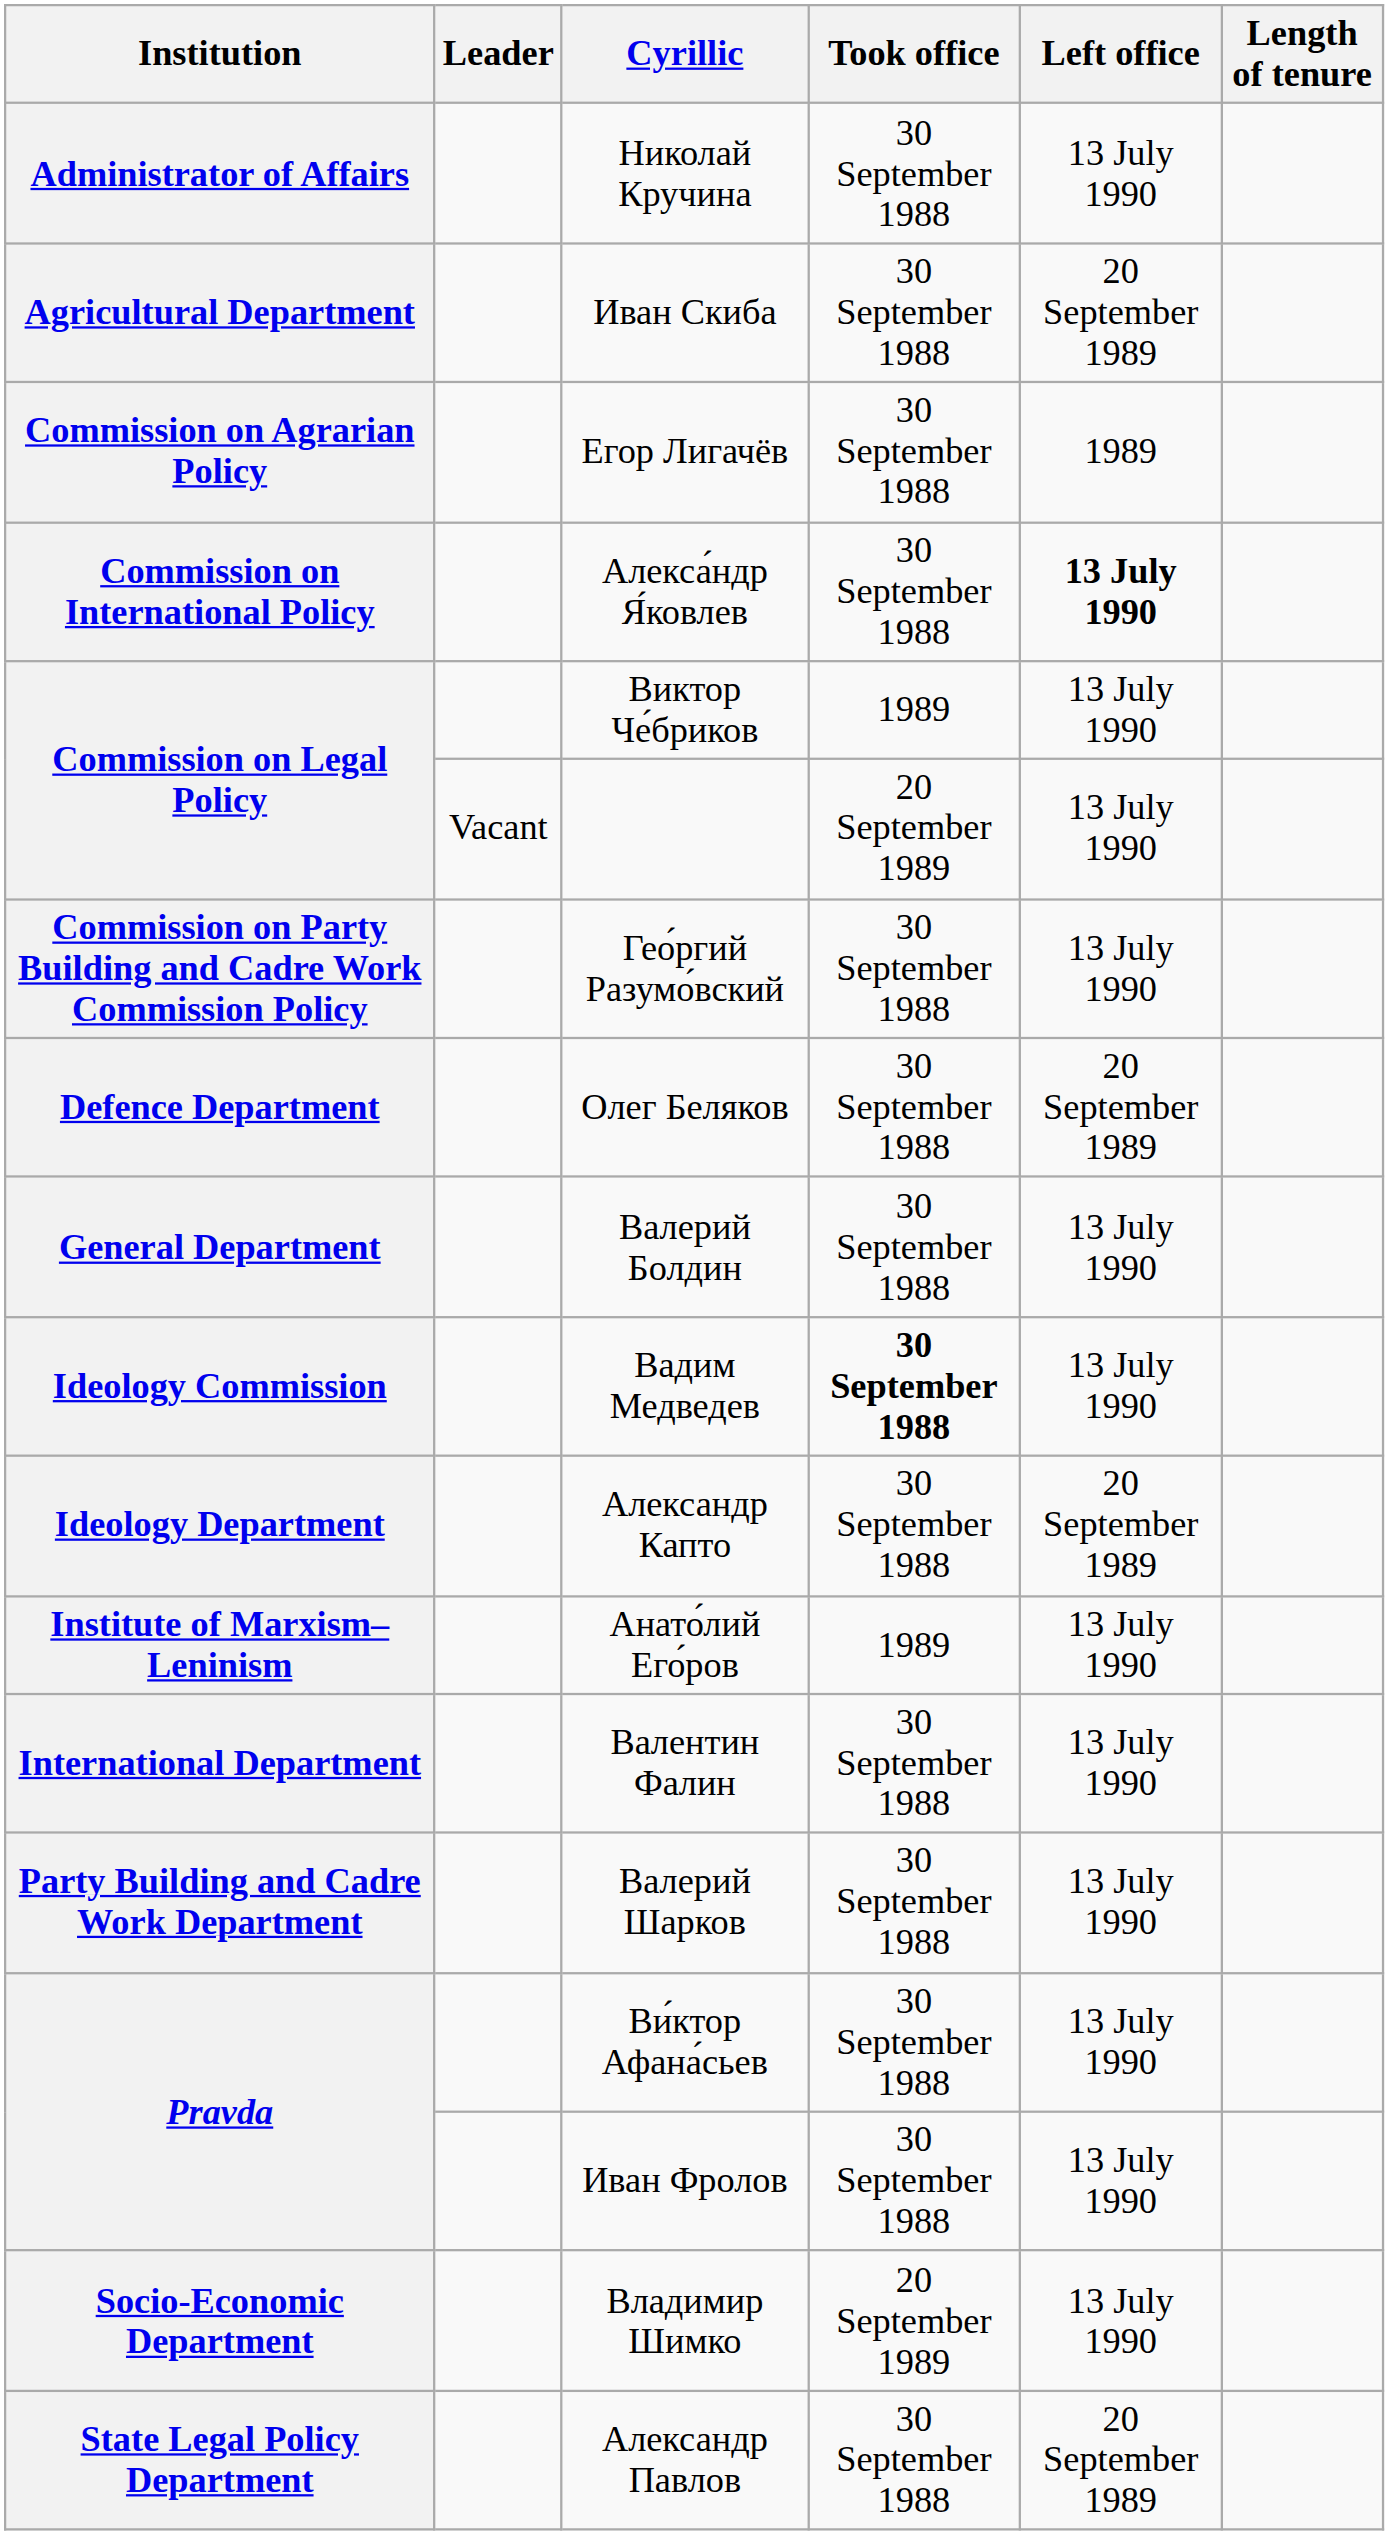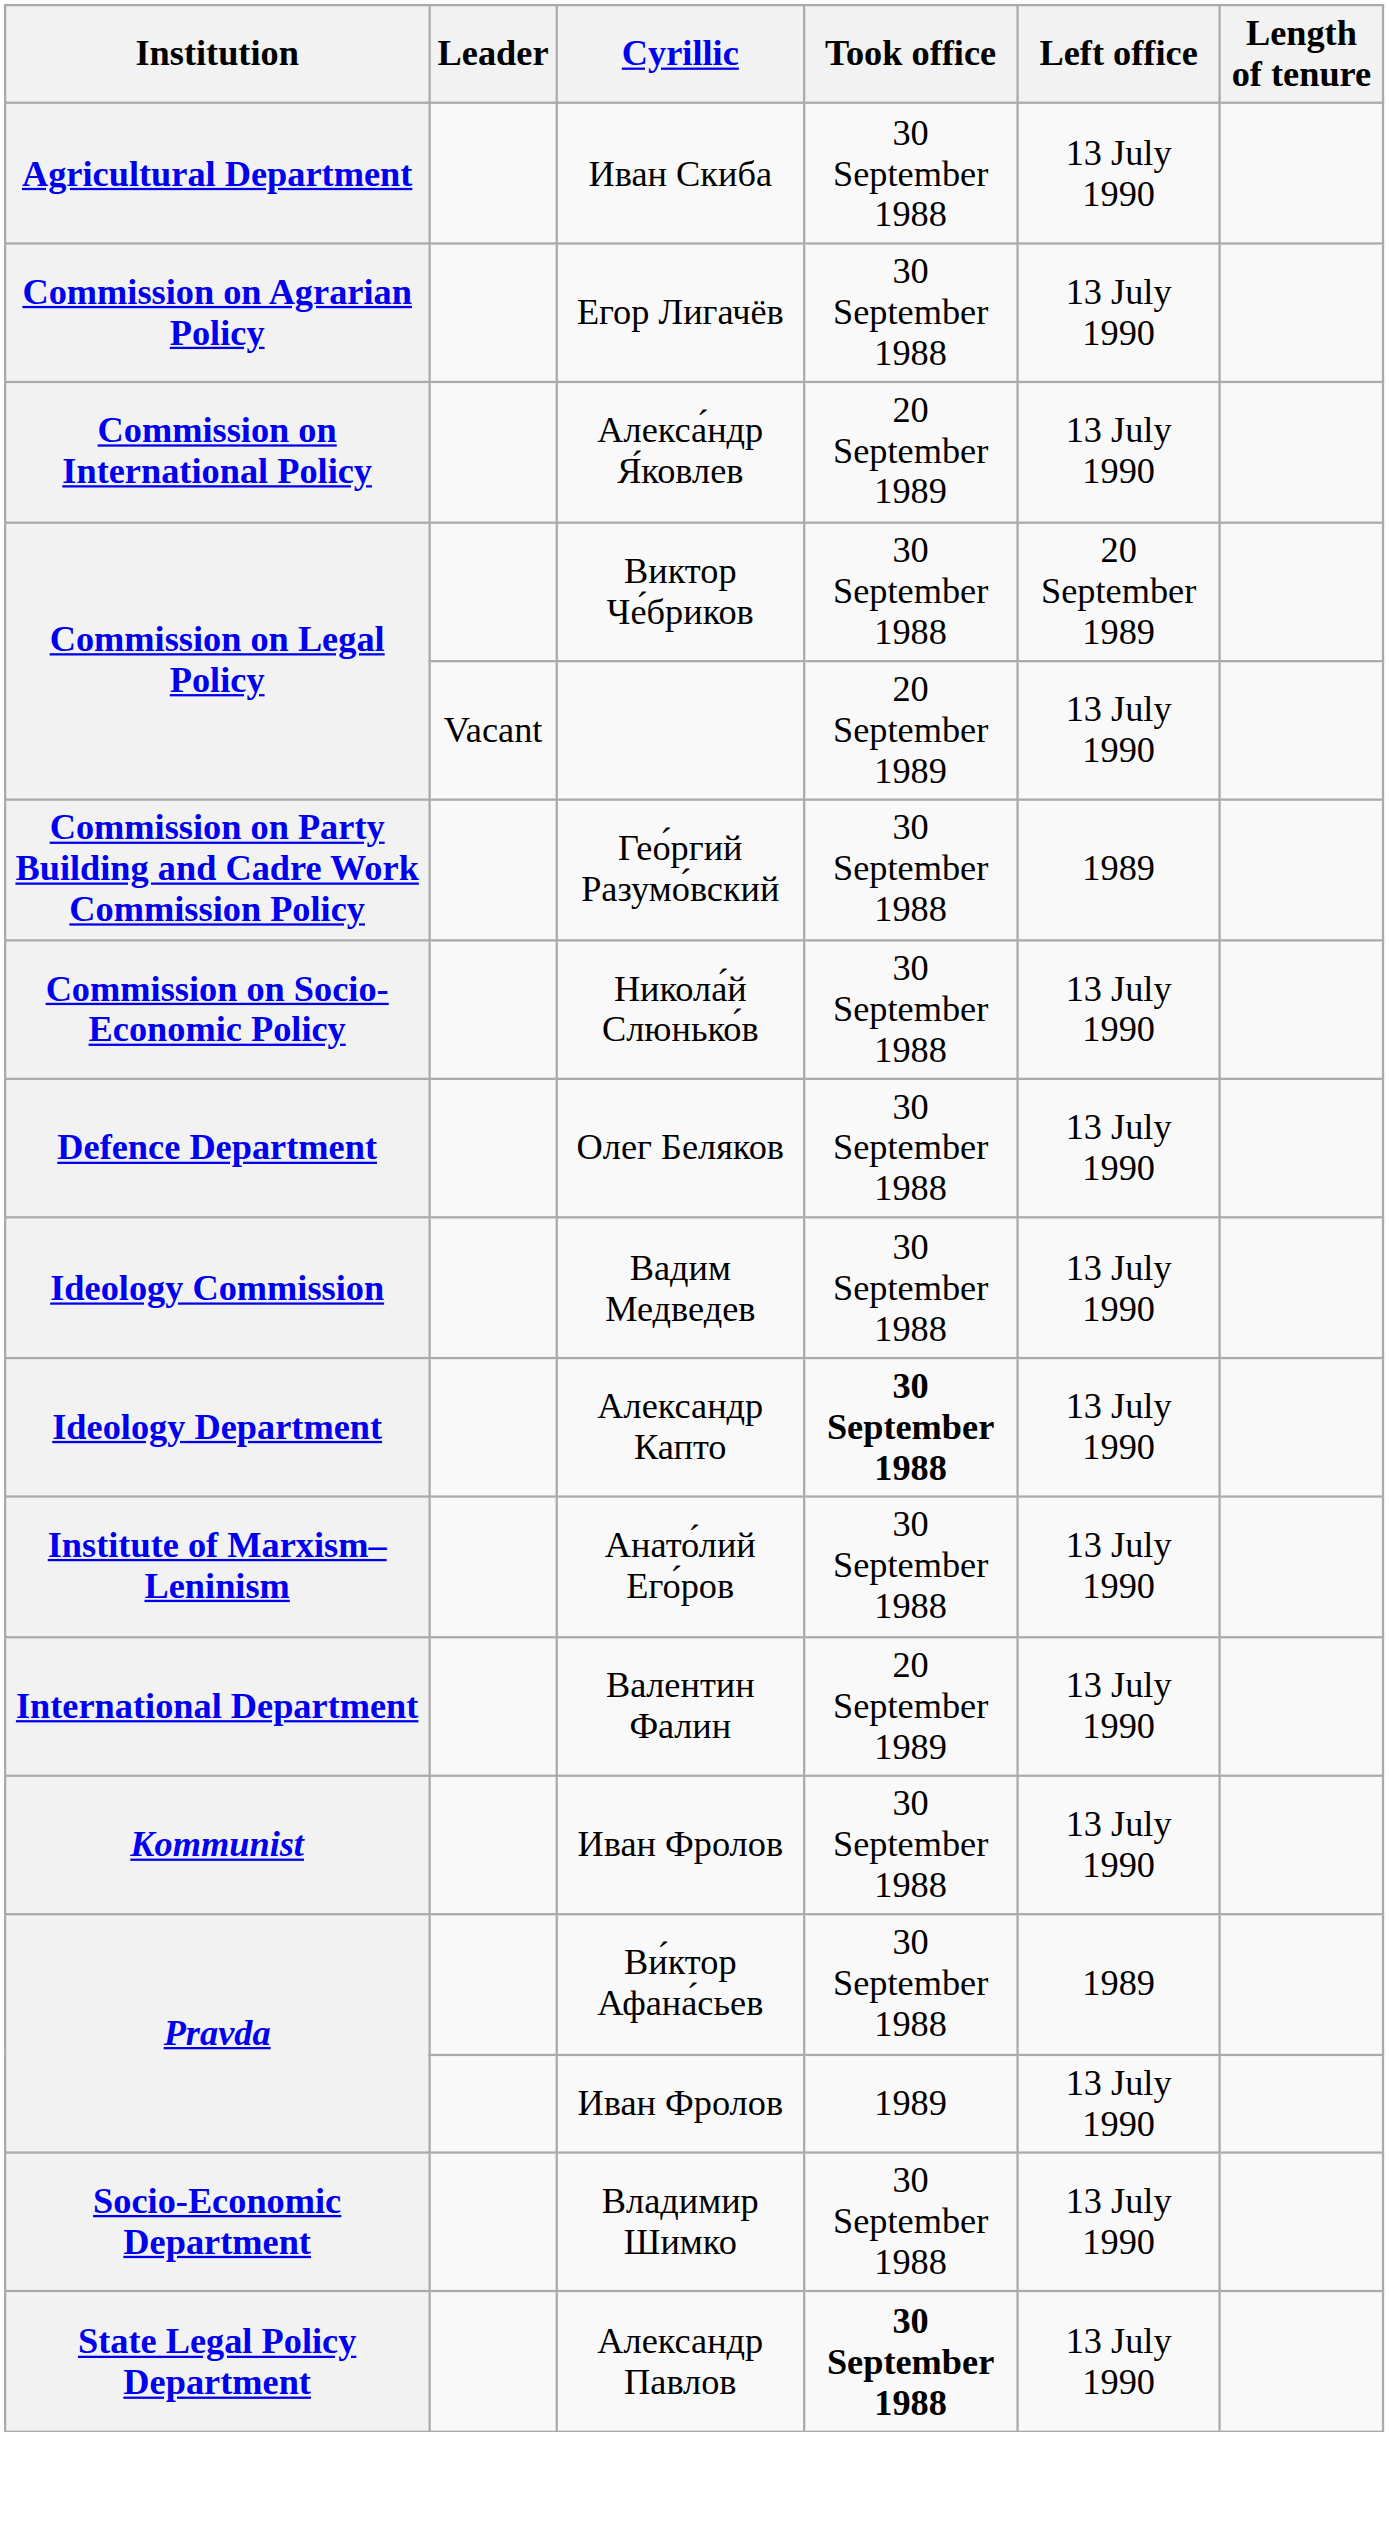- row: (220, 172)
(1121, 311) 20 September 1989 -> (1119, 172) 13 July 1990
(1121, 451) 1989 -> (1119, 311) 13 July 1990
(914, 590) 30 September 1988 -> (911, 451) 20 September 1989
(1121, 590) bold -> (1119, 451) normal
(914, 709) 1989 -> (911, 590) 30 September 1988
(1121, 709) 13 July 1990 -> (1119, 590) 20 September 1989
(1121, 967) 13 July 1990 -> (1119, 869) 1989
+ row: (217, 1008)
(1121, 1107) 20 September 1989 -> (1119, 1147) 13 July 1990
- row: (220, 1246)
(914, 1385) bold -> (911, 1287) normal
(914, 1524) normal -> (911, 1426) bold
(1121, 1524) 20 September 1989 -> (1119, 1426) 13 July 1990
(914, 1643) 1989 -> (911, 1565) 30 September 1988
(914, 1762) 30 September 1988 -> (911, 1705) 20 September 1989
+ row: (217, 1844)
- row: (220, 1902)
(1121, 2041) 13 July 1990 -> (1119, 1983) 1989
(914, 2180) 30 September 1988 -> (911, 2102) 1989
(914, 2320) 20 September 1989 -> (911, 2221) 30 September 1988
(914, 2459) normal -> (911, 2360) bold
(1121, 2459) 20 September 1989 -> (1119, 2360) 13 July 1990
